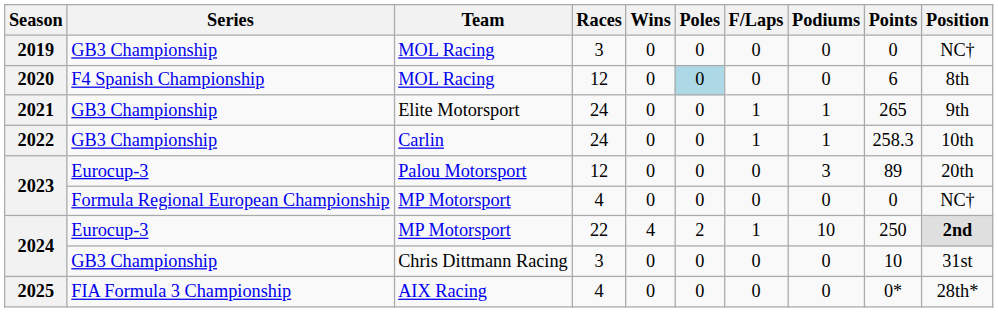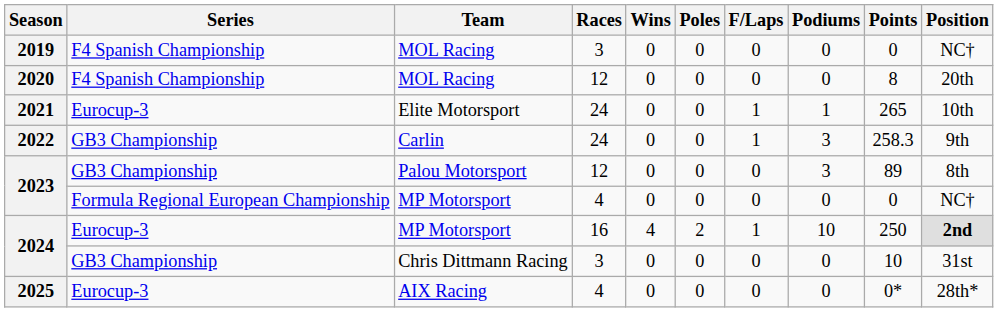(144, 50) GB3 Championship -> (168, 50) F4 Spanish Championship
(700, 80) lightblue background -> (700, 80) no background
(893, 80) 6 -> (893, 80) 8
(957, 80) 8th -> (957, 80) 20th
(144, 110) GB3 Championship -> (110, 110) Eurocup-3
(957, 110) 9th -> (957, 110) 10th
(826, 140) 1 -> (826, 140) 3
(957, 140) 10th -> (957, 140) 9th
(110, 170) Eurocup-3 -> (144, 170) GB3 Championship
(957, 170) 20th -> (957, 170) 8th
(599, 231) 22 -> (599, 231) 16
(181, 291) FIA Formula 3 Championship -> (110, 291) Eurocup-3
